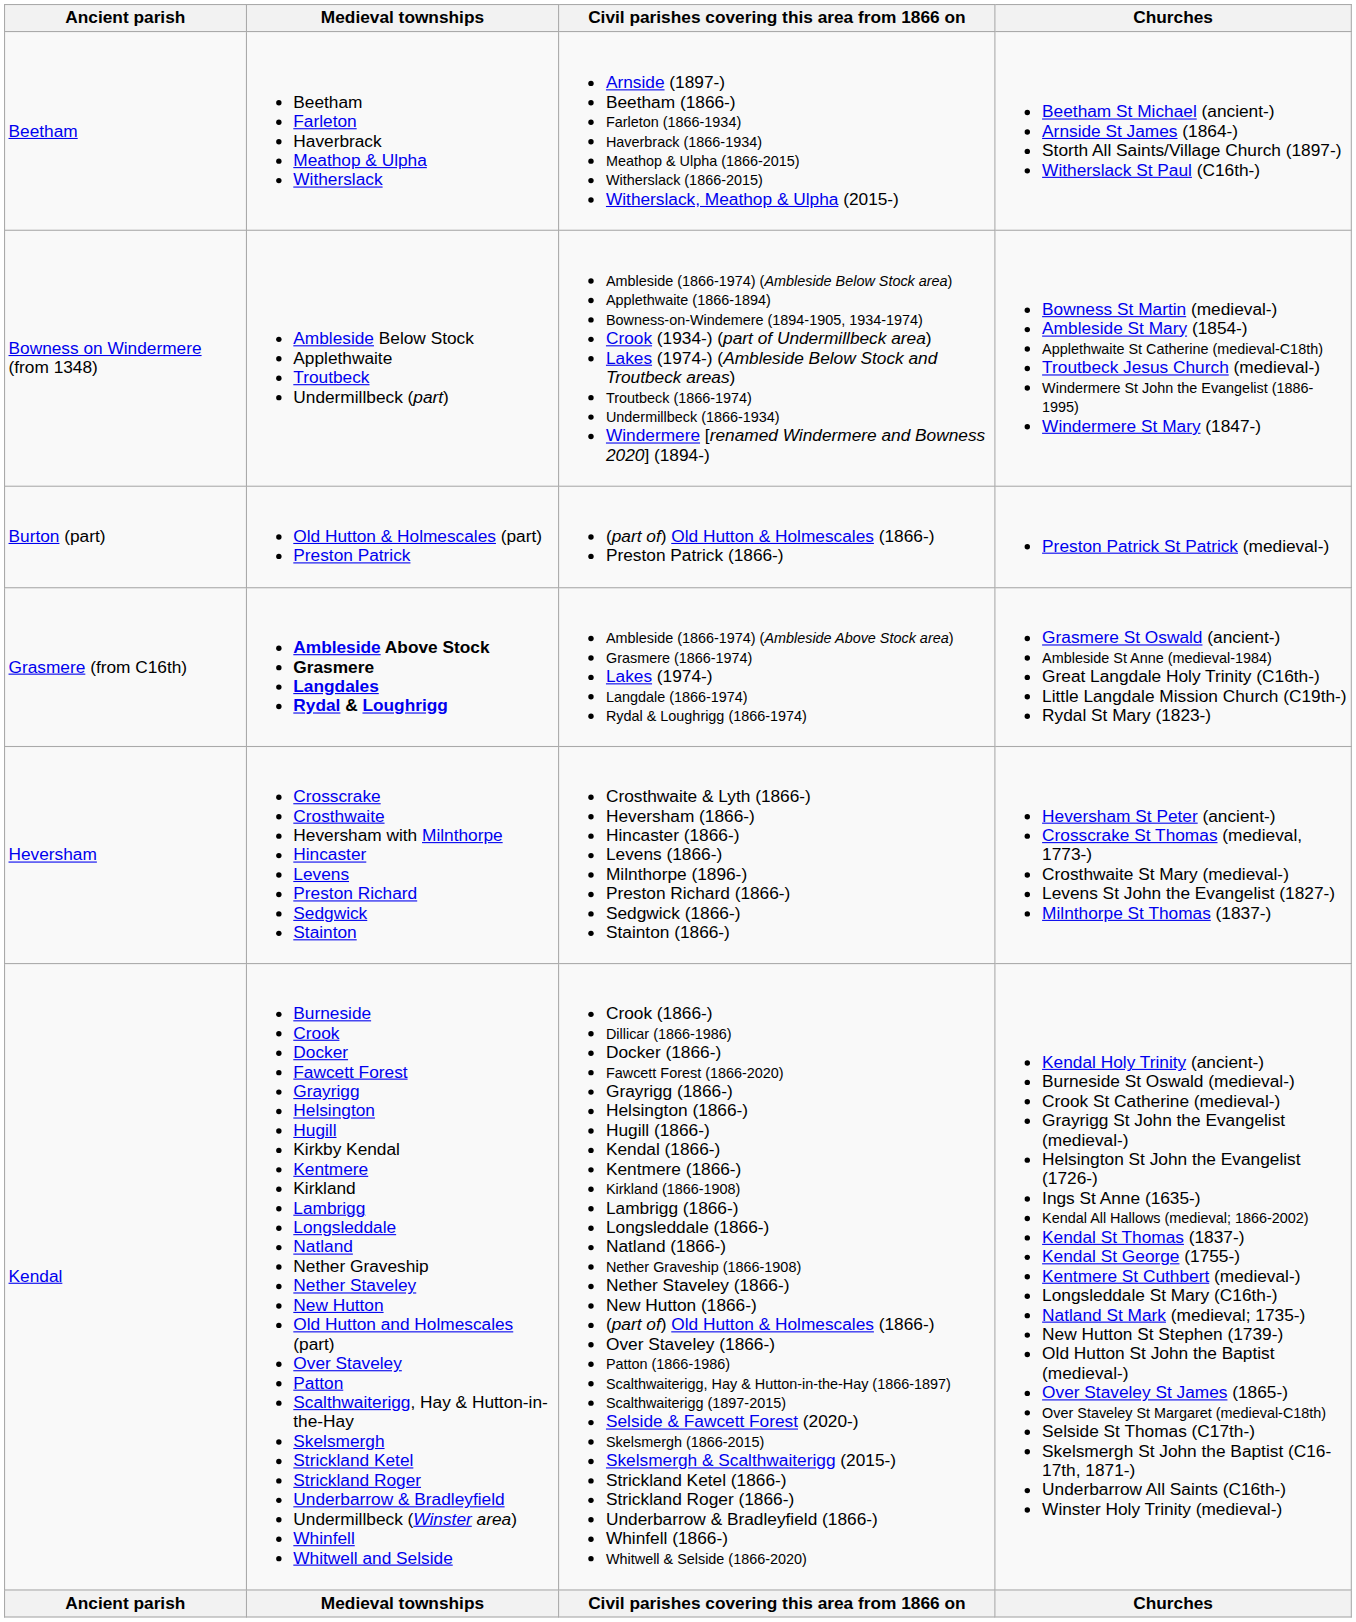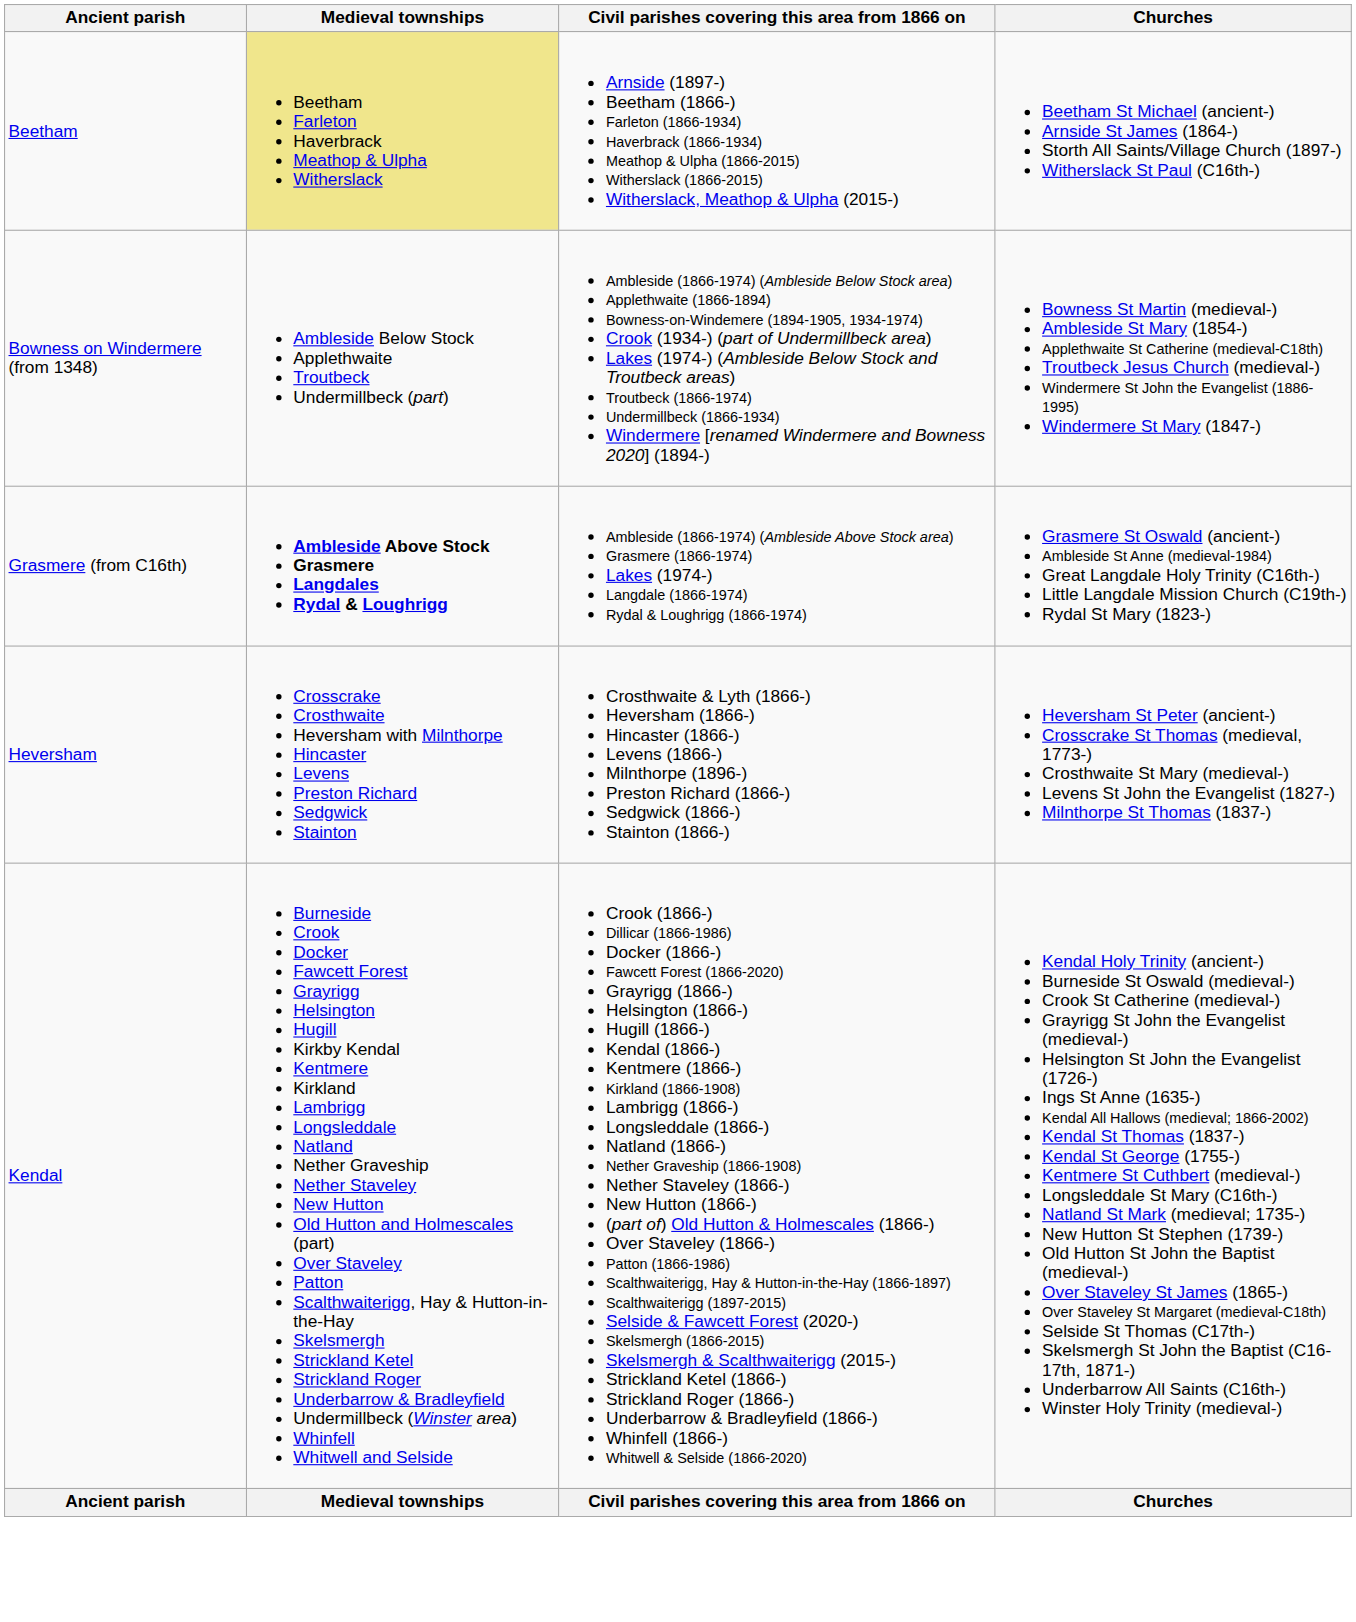(402, 141) no background -> (402, 141) khaki background
- row: (57, 536)
